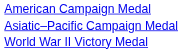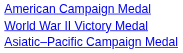rows swapped: (91, 25) <-> (76, 42)
